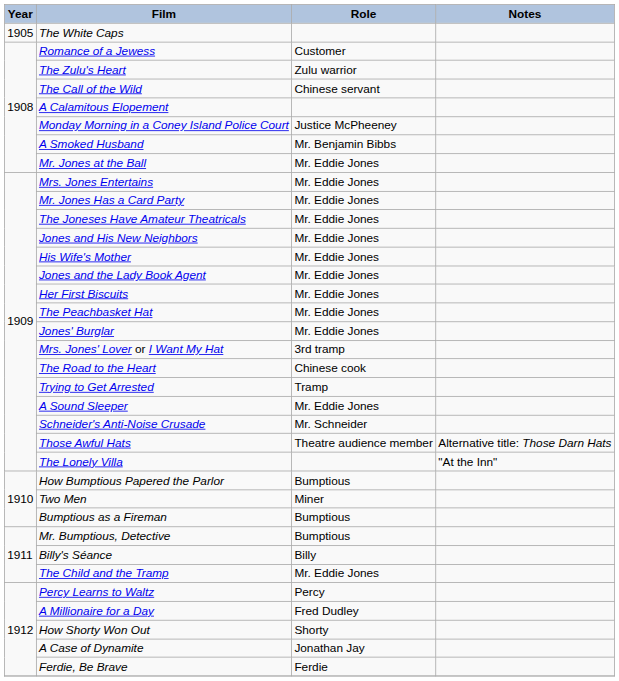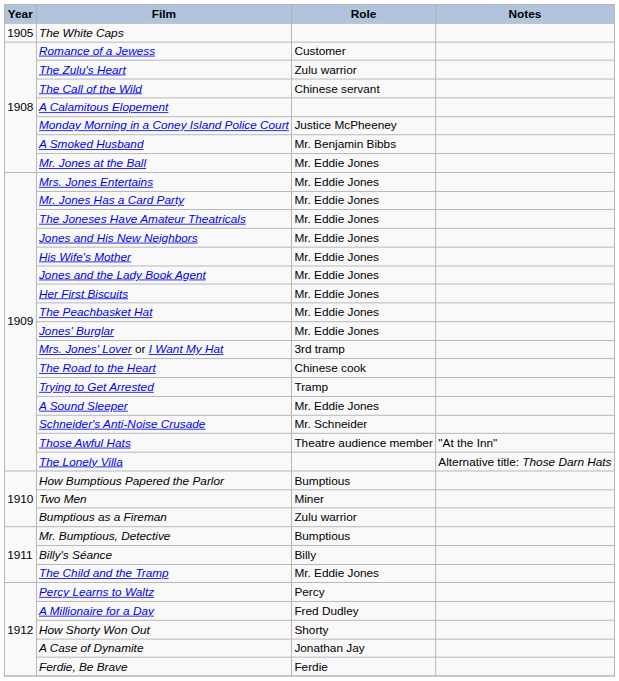(525, 443) Alternative title: Those Darn Hats -> (468, 443) "At the Inn"
(468, 462) "At the Inn" -> (525, 462) Alternative title: Those Darn Hats
(322, 518) Bumptious -> (326, 518) Zulu warrior
